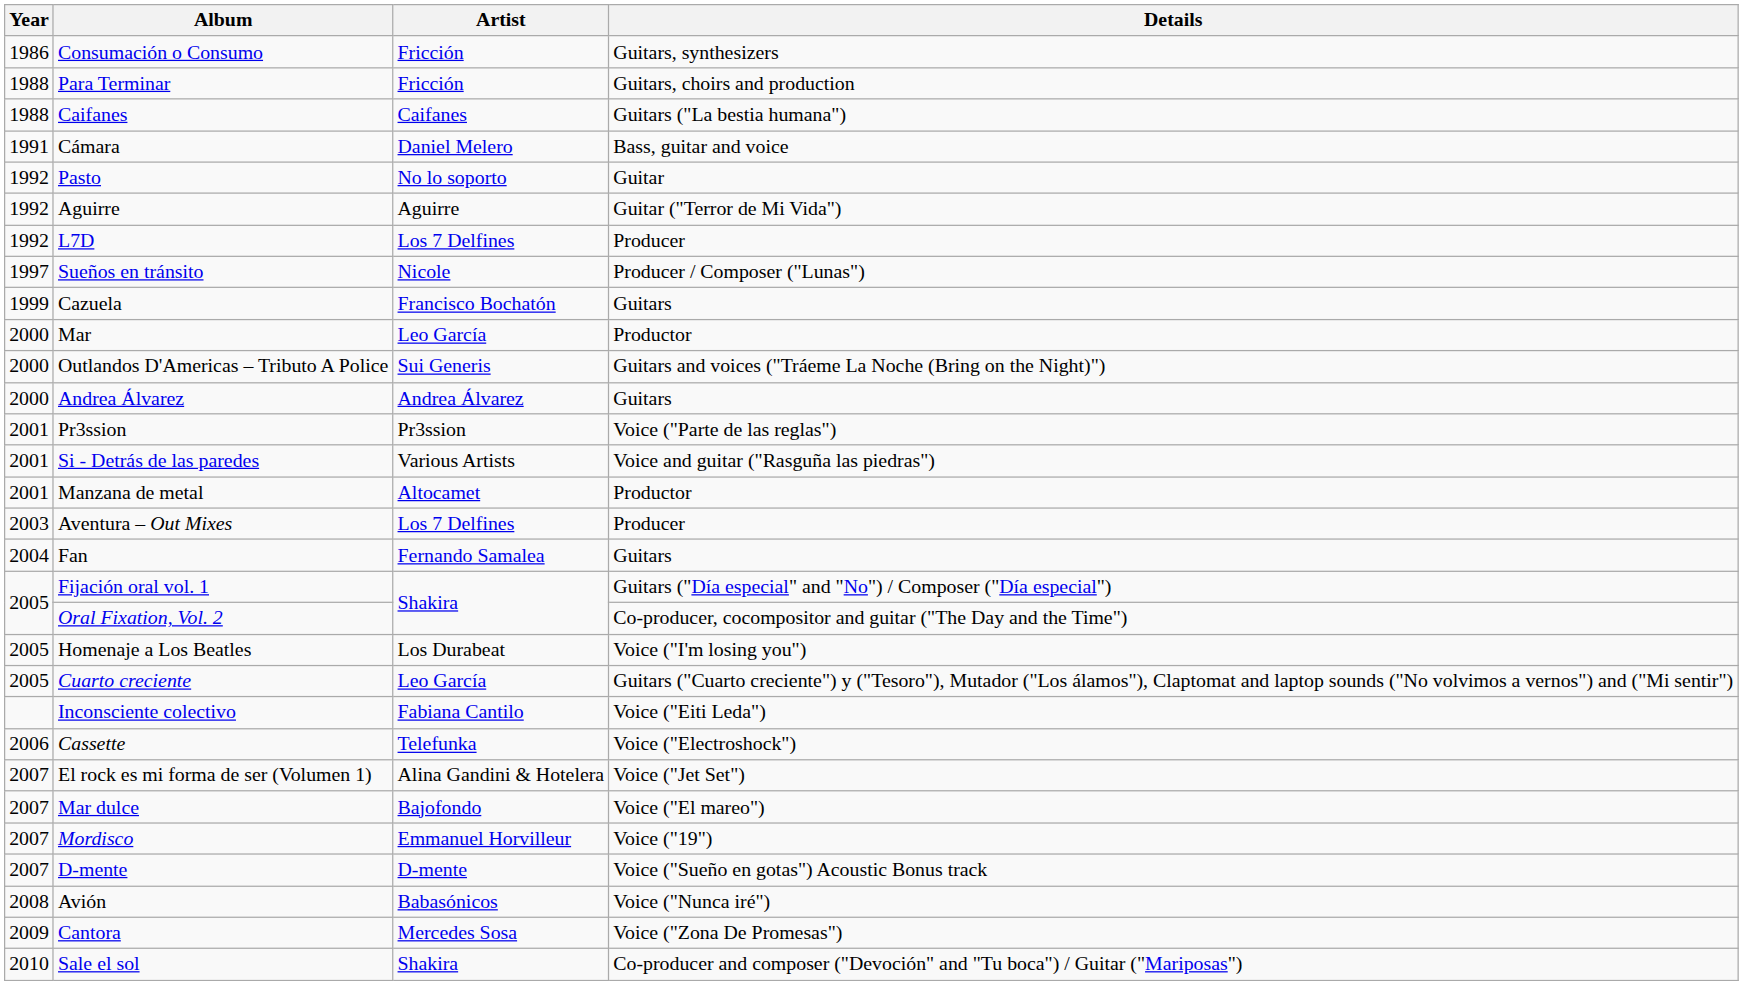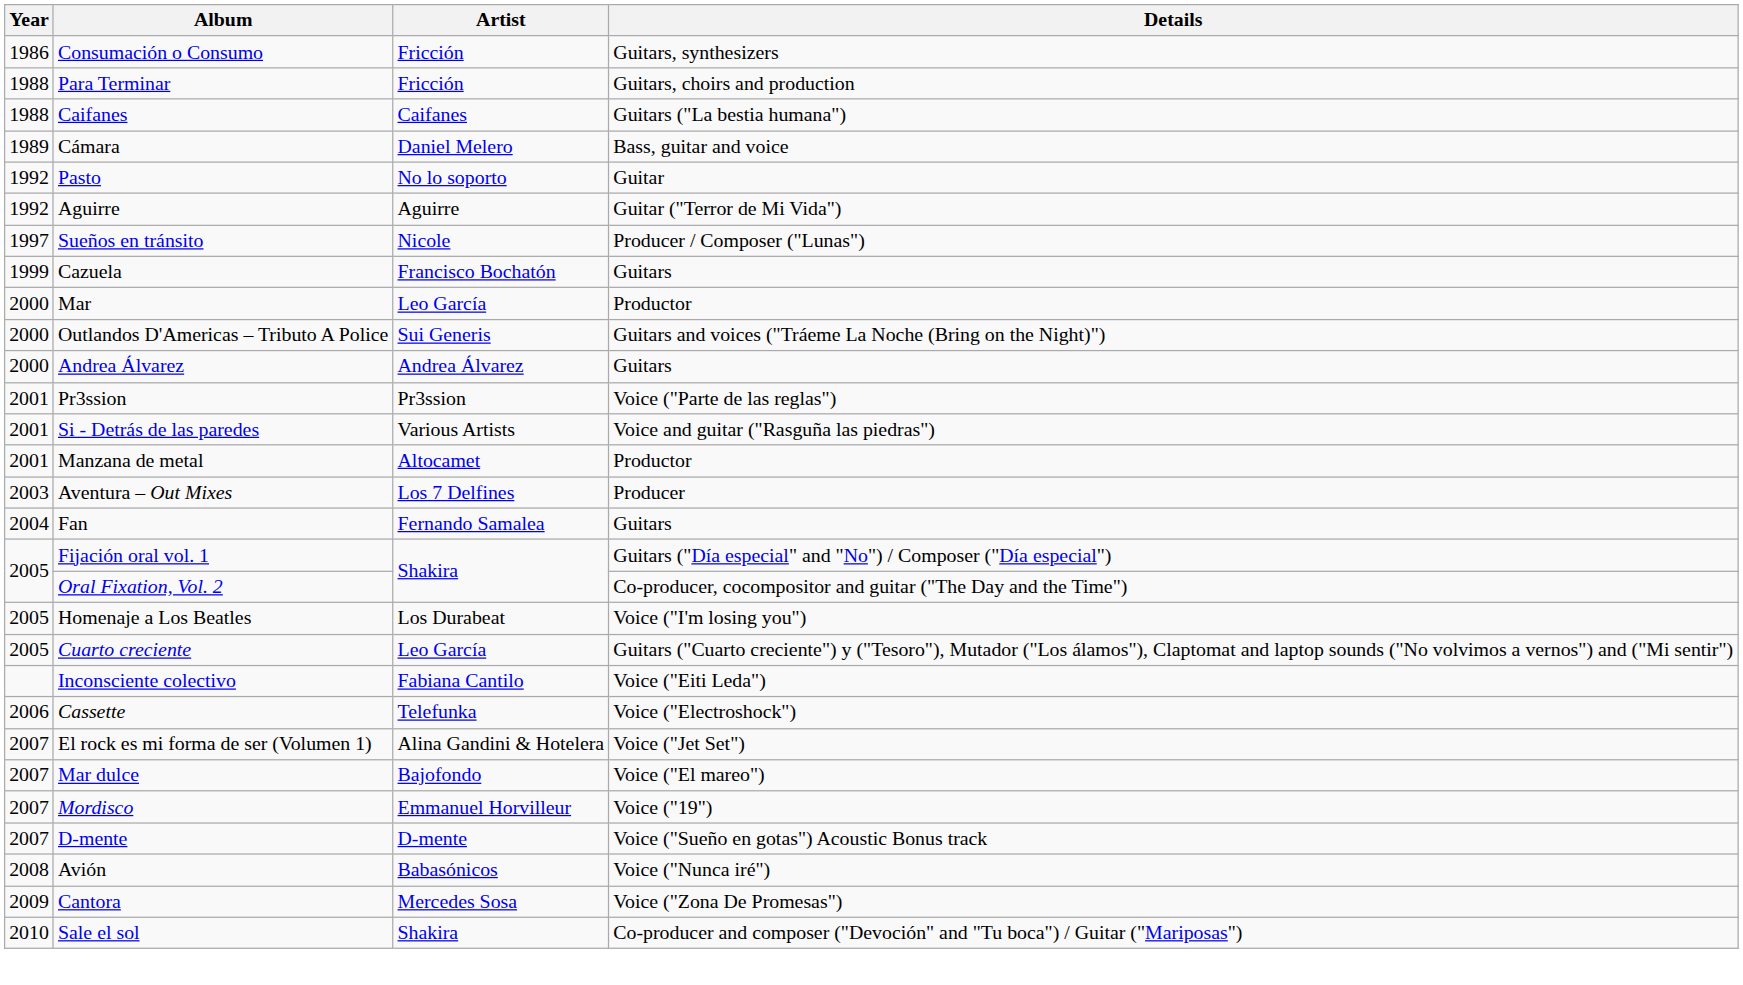(29, 146) 1991 -> (29, 146) 1989
- row: (76, 240)
